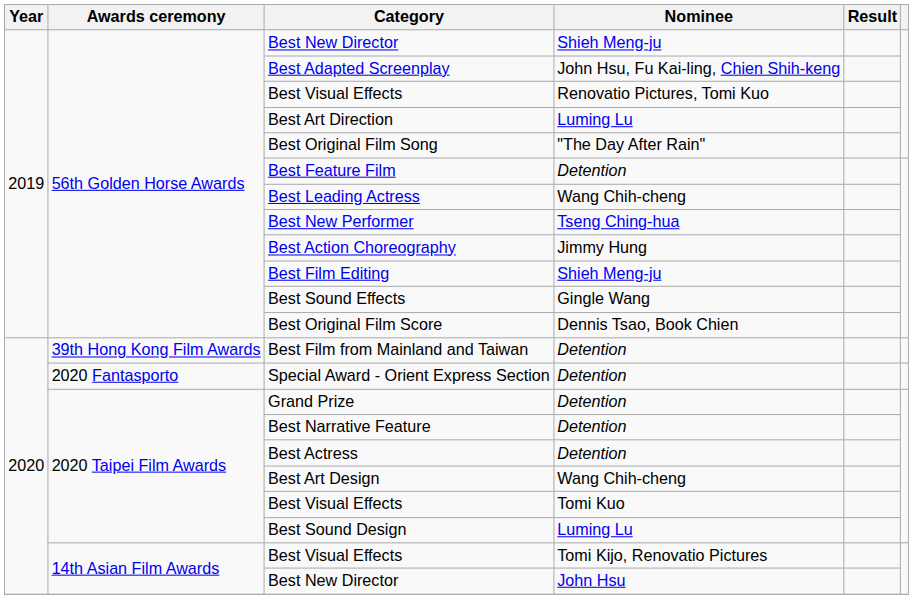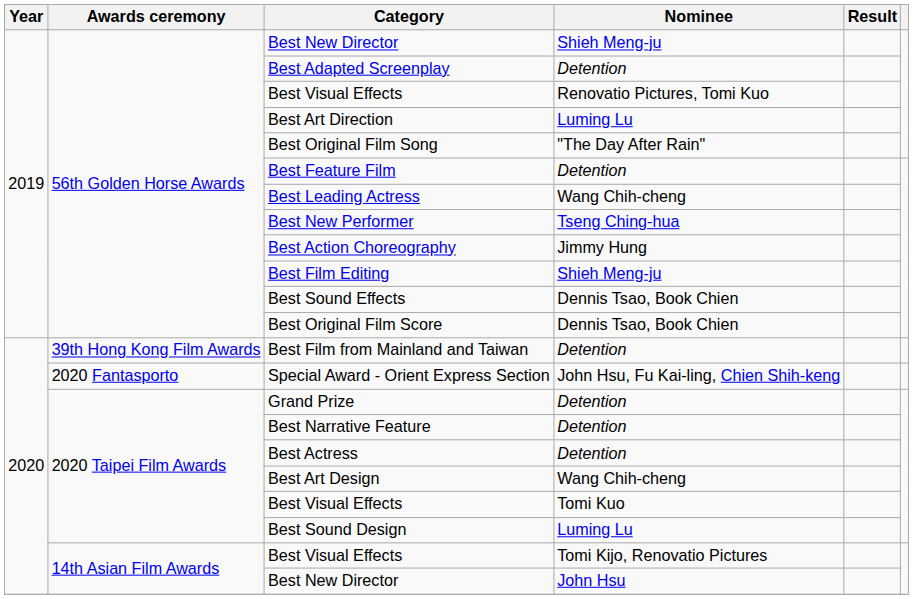(699, 68) John Hsu, Fu Kai-ling, Chien Shih-keng -> (592, 68) Detention
(604, 299) Gingle Wang -> (648, 299) Dennis Tsao, Book Chien
(592, 376) Detention -> (699, 376) John Hsu, Fu Kai-ling, Chien Shih-keng
